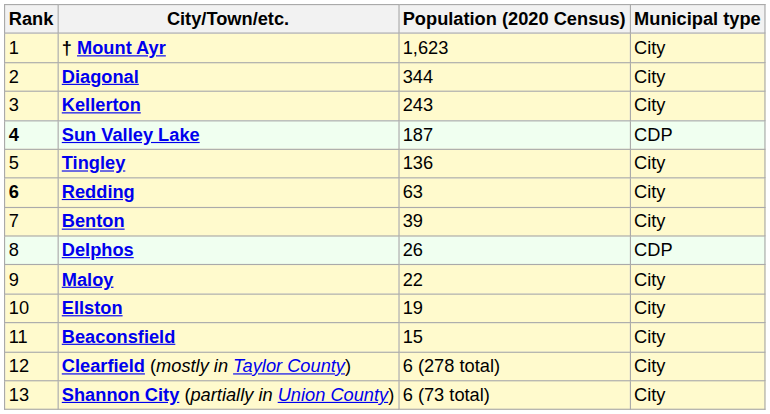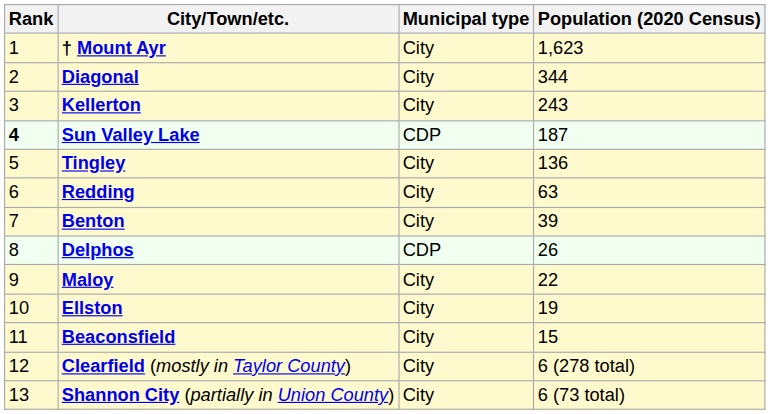columns swapped: (697, 18) <-> (514, 18)
(14, 192) bold -> (14, 192) normal
